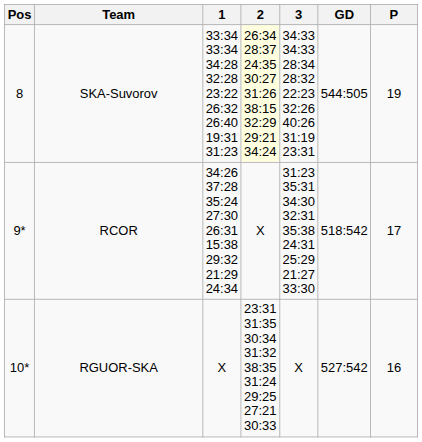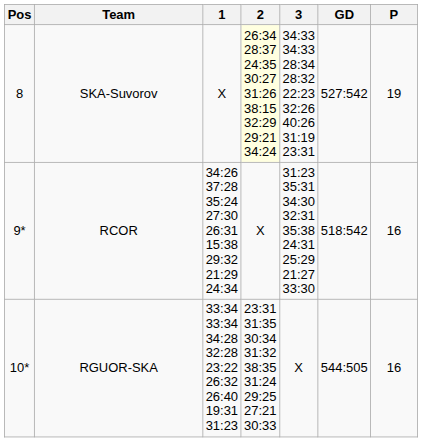(222, 93) 33:34 33:34 34:28 32:28 23:22 26:32 26:40 19:31 31:23 -> (222, 93) X
(344, 93) 544:505 -> (344, 93) 527:542
(394, 230) 17 -> (394, 230) 16
(222, 368) X -> (222, 368) 33:34 33:34 34:28 32:28 23:22 26:32 26:40 19:31 31:23
(344, 368) 527:542 -> (344, 368) 544:505
